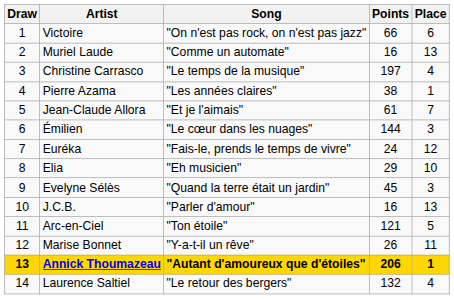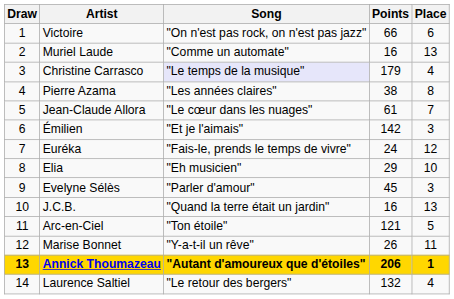(235, 71) no background -> (235, 71) lavender background
(391, 71) 197 -> (391, 71) 179
(431, 91) 1 -> (431, 91) 8
(205, 110) "Et je l'aimais" -> (239, 110) "Le cœur dans les nuages"
(239, 129) "Le cœur dans les nuages" -> (205, 129) "Et je l'aimais"
(391, 129) 144 -> (391, 129) 142
(248, 187) "Quand la terre était un jardin" -> (211, 187) "Parler d'amour"
(211, 206) "Parler d'amour" -> (248, 206) "Quand la terre était un jardin"
